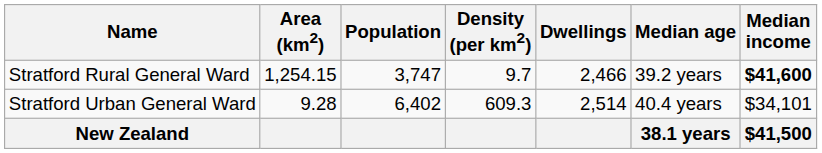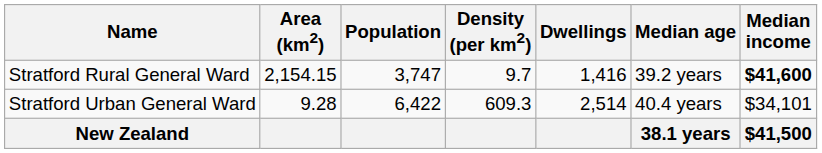(300, 74) 1,254.15 -> (300, 74) 2,154.15
(603, 74) 2,466 -> (603, 74) 1,416
(418, 103) 6,402 -> (418, 103) 6,422
